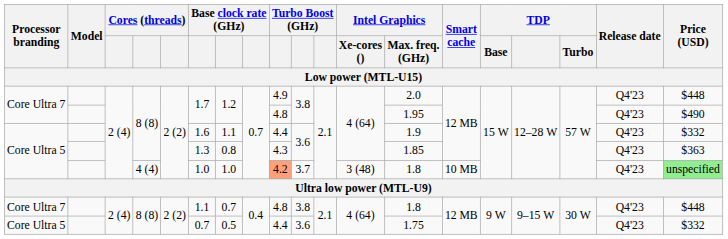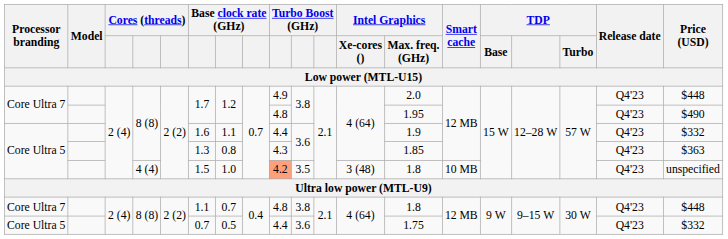(202, 169) 1.0 -> (202, 169) 1.5
(303, 169) 3.7 -> (303, 169) 3.5
(693, 169) lightgreen background -> (693, 169) no background
